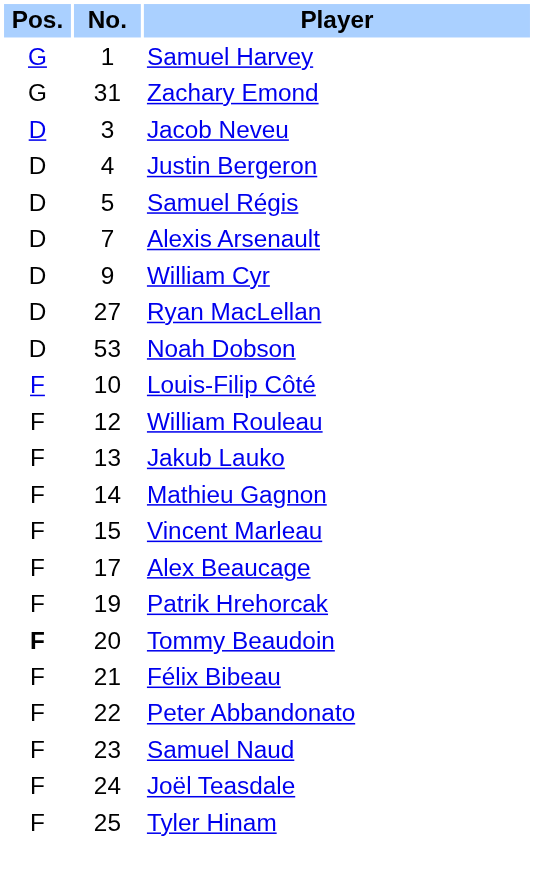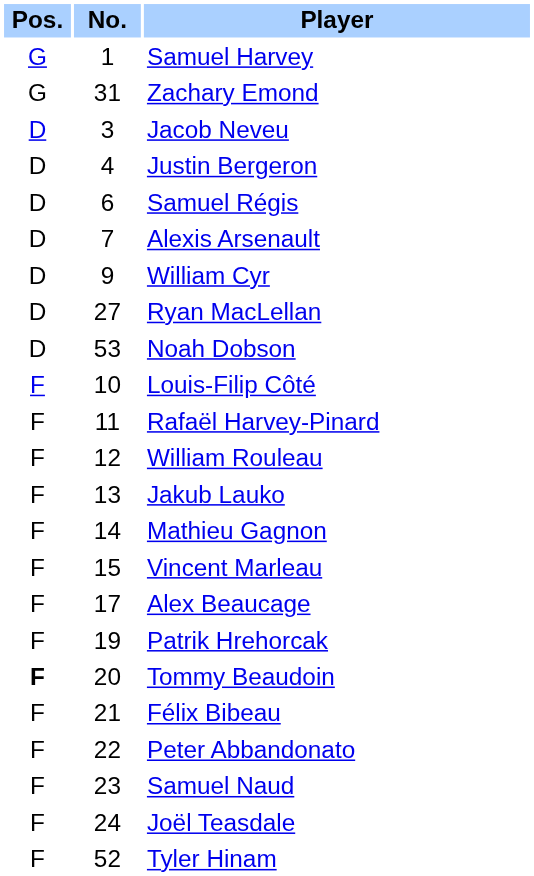(107, 202) 5 -> (107, 202) 6
+ row: (263, 421)
(107, 823) 25 -> (107, 859) 52
